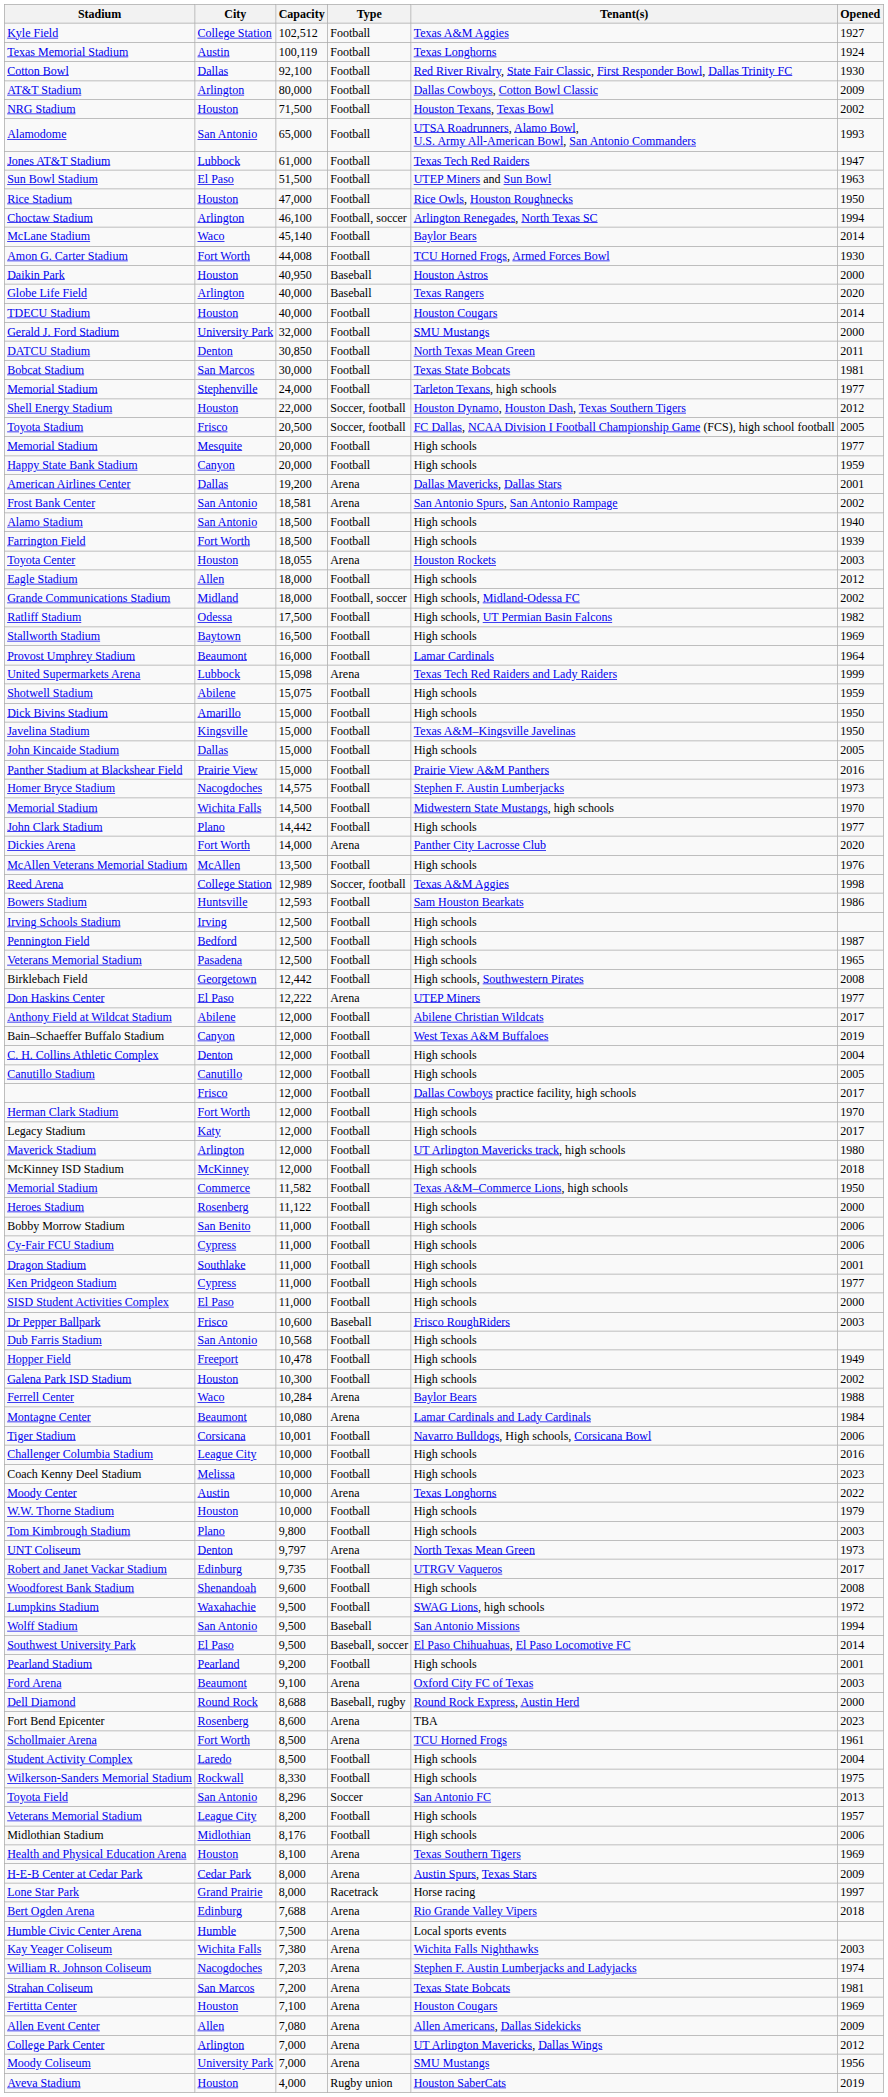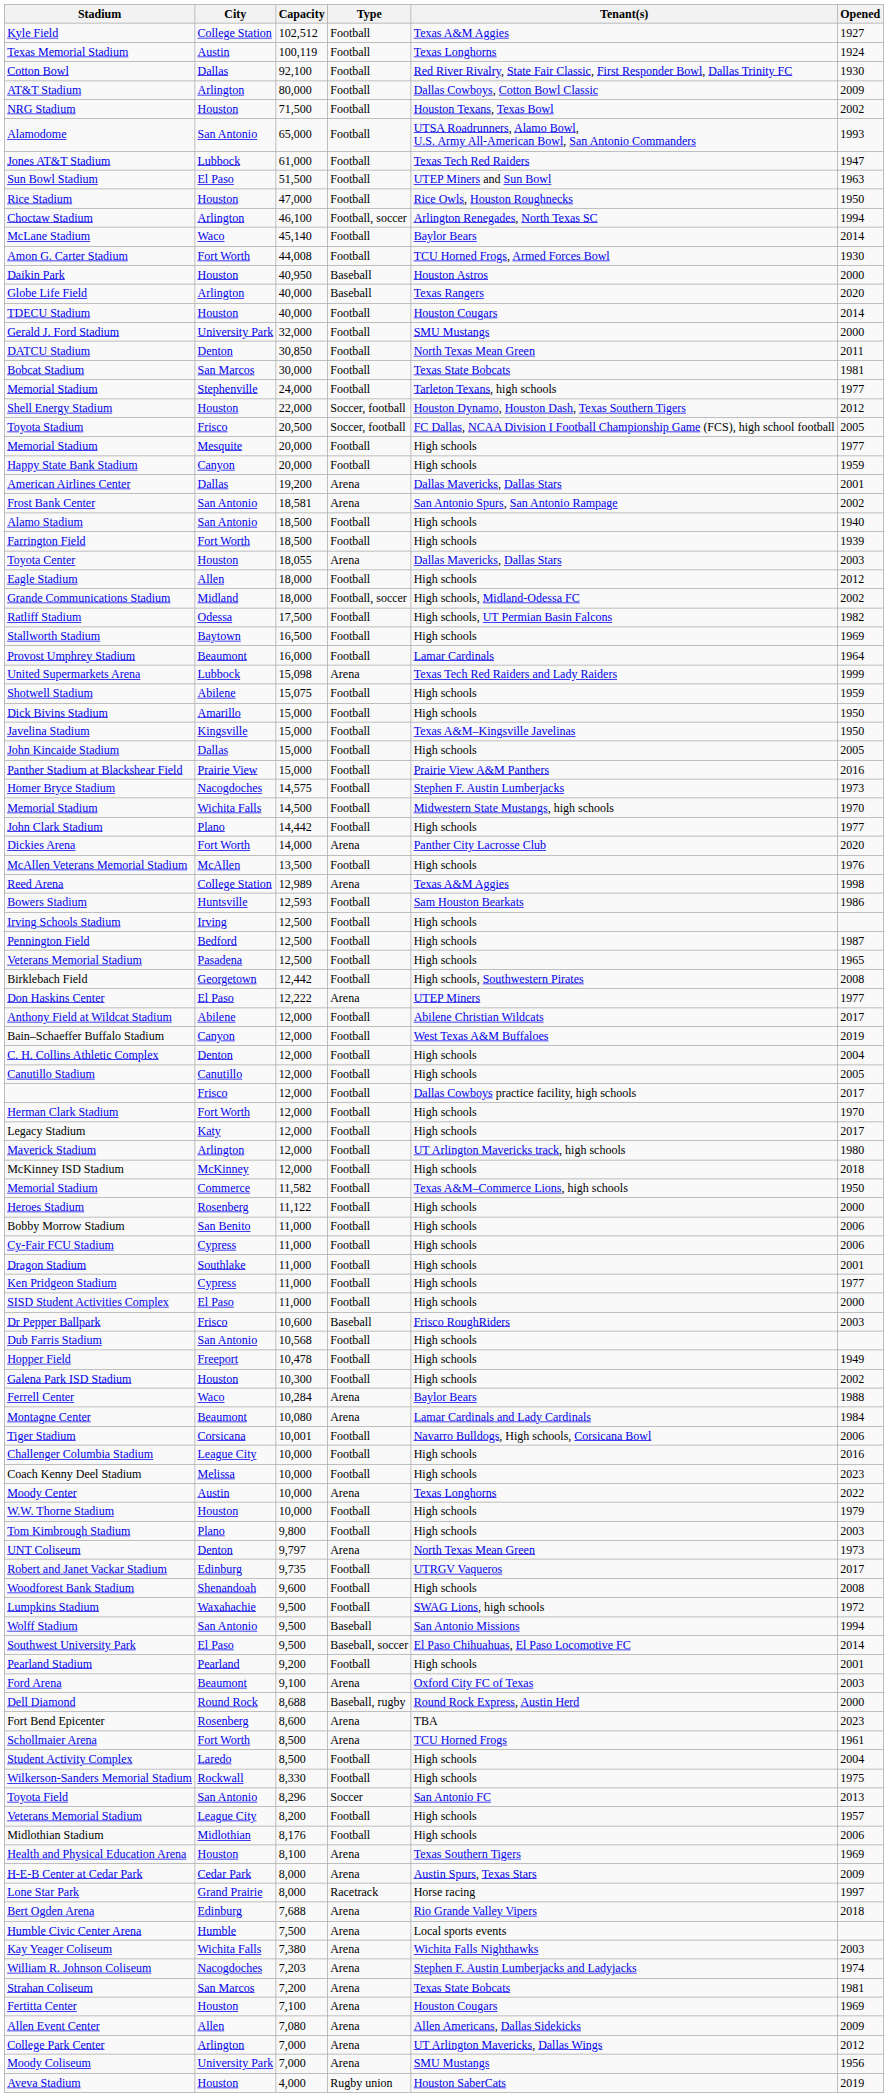(455, 560) Houston Rockets -> (488, 560) Dallas Mavericks, Dallas Stars
(368, 883) Soccer, football -> (345, 883) Arena
